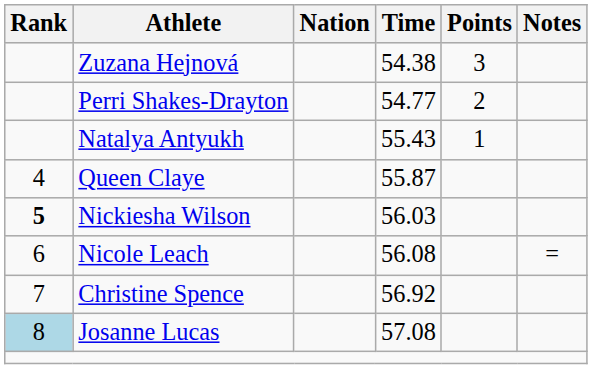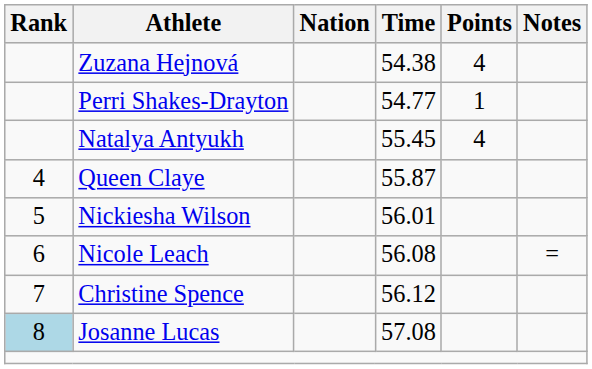(479, 62) 3 -> (479, 62) 4
(479, 100) 2 -> (479, 100) 1
(408, 139) 55.43 -> (408, 139) 55.45
(479, 139) 1 -> (479, 139) 4
(39, 216) bold -> (39, 216) normal
(408, 216) 56.03 -> (408, 216) 56.01
(408, 293) 56.92 -> (408, 293) 56.12
